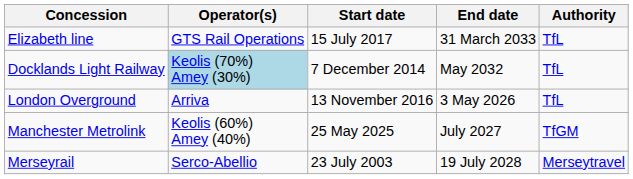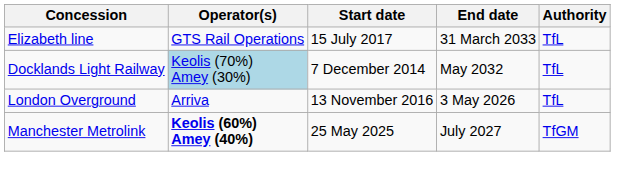(212, 131) normal -> (214, 131) bold
- row: (41, 162)
